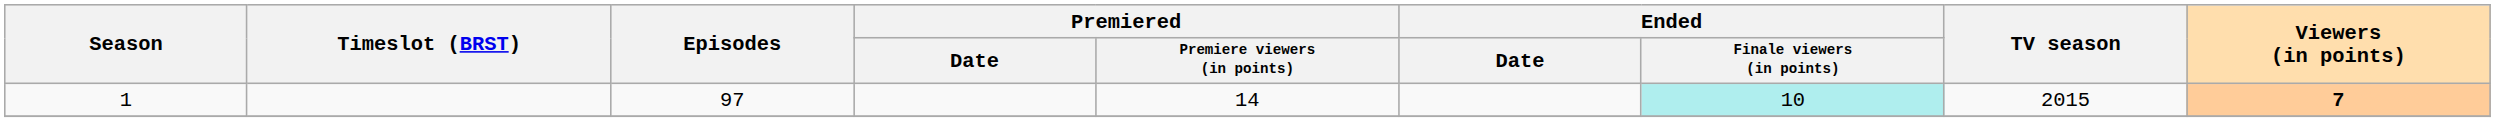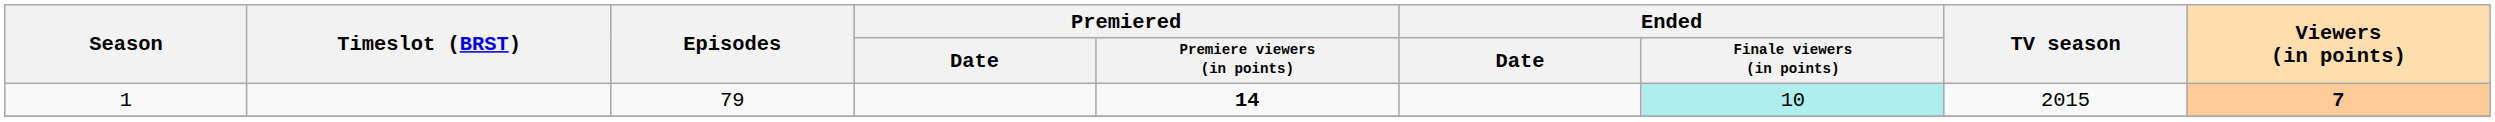(732, 100) 97 -> (732, 100) 79
(1247, 100) normal -> (1247, 100) bold
